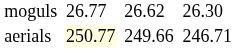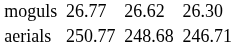(91, 36) lightyellow background -> (91, 36) no background
(149, 36) 249.66 -> (149, 36) 248.68
